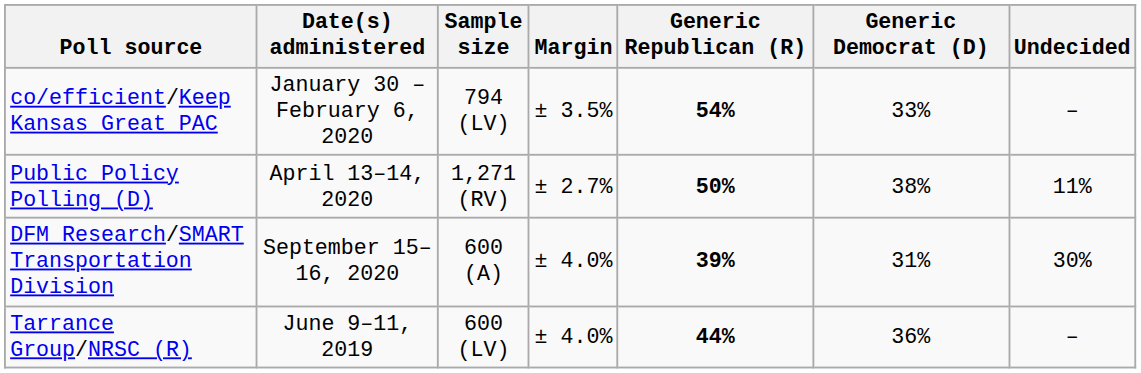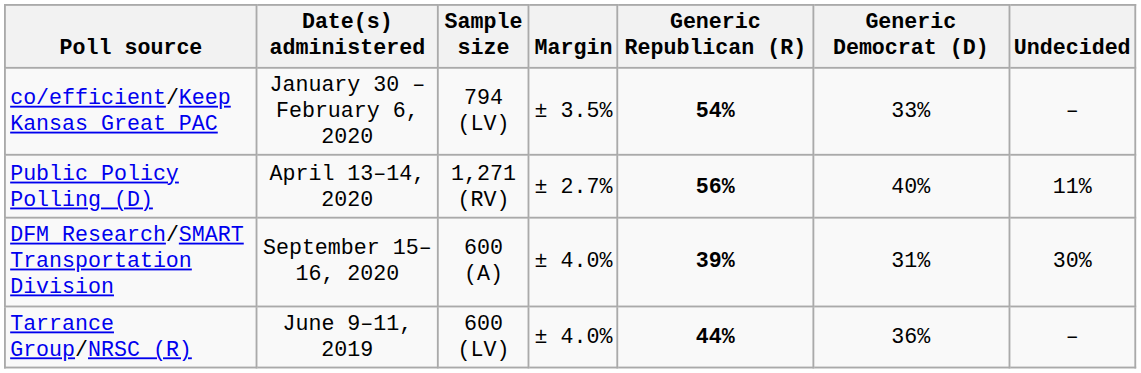(715, 186) 50% -> (715, 186) 56%
(911, 186) 38% -> (911, 186) 40%
